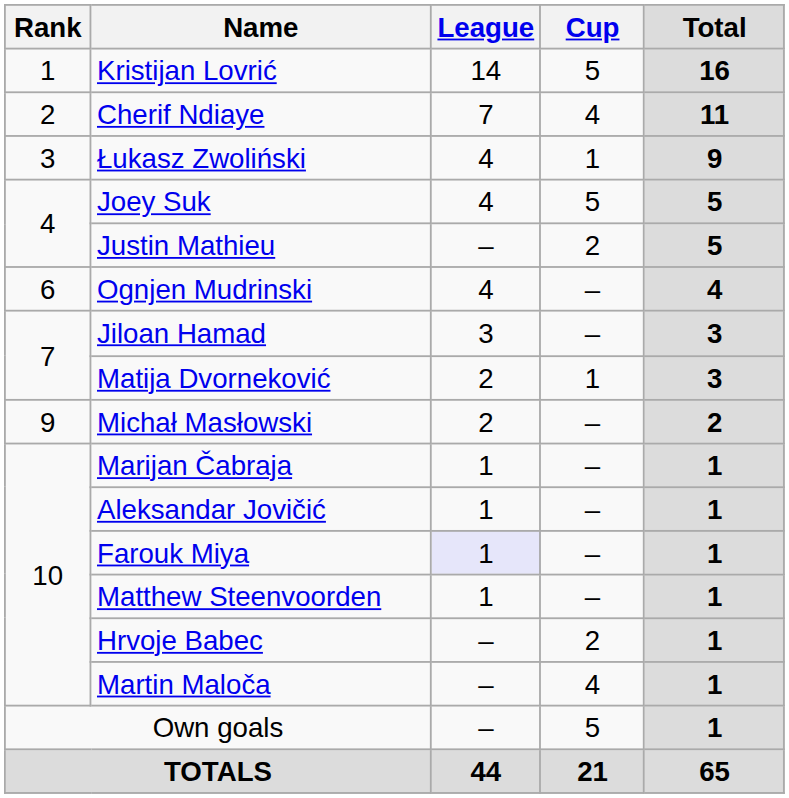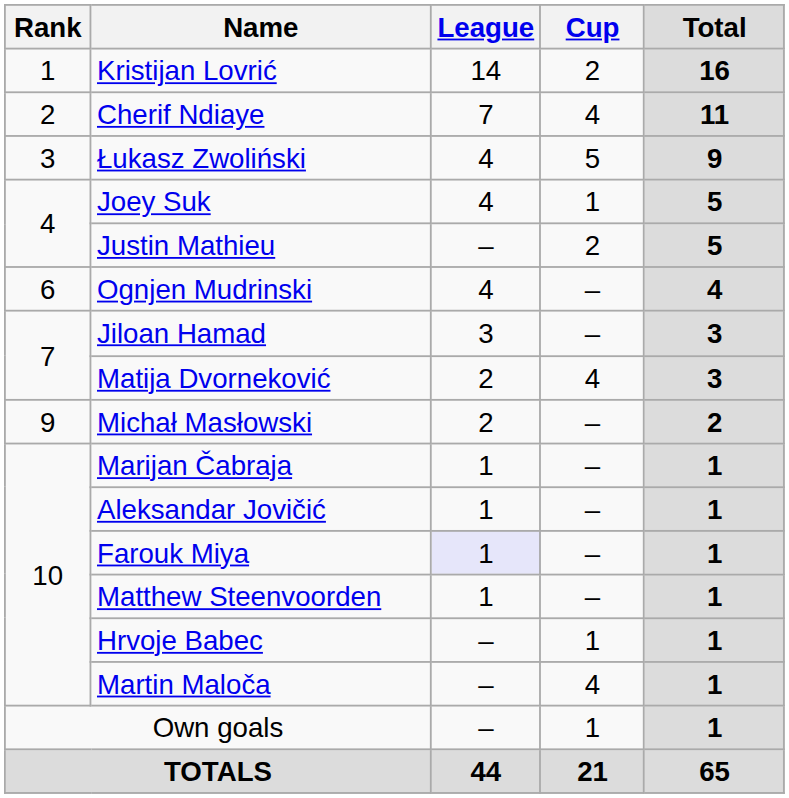(593, 71) 5 -> (593, 71) 2
(593, 158) 1 -> (593, 158) 5
(593, 202) 5 -> (593, 202) 1
(593, 377) 1 -> (593, 377) 4
(593, 640) 2 -> (593, 640) 1
(593, 728) 5 -> (593, 728) 1
